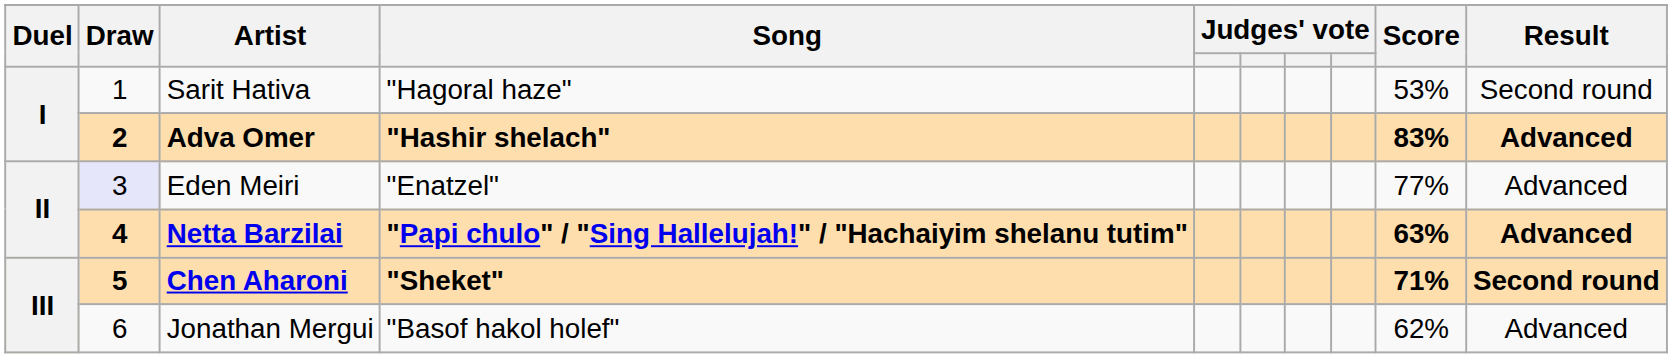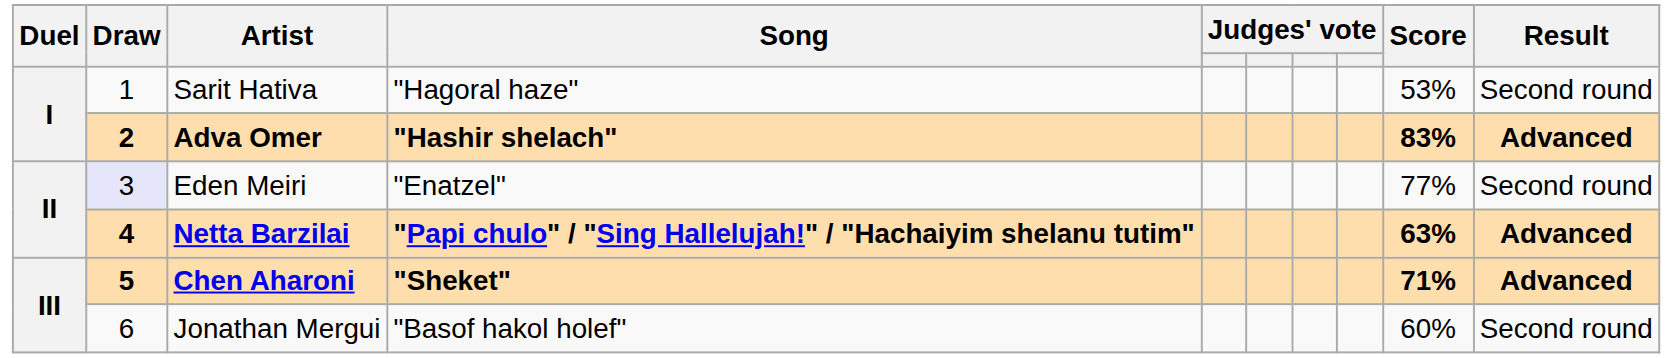(1566, 186) Advanced -> (1566, 186) Second round
(1566, 281) Second round -> (1566, 281) Advanced
(1421, 329) 62% -> (1428, 329) 60%
(1566, 329) Advanced -> (1566, 329) Second round
